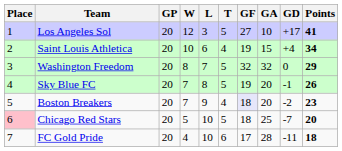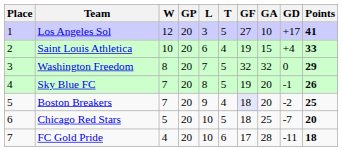columns swapped: (170, 13) <-> (189, 13)
(311, 48) 34 -> (311, 48) 33
(311, 102) 23 -> (311, 102) 25
(10, 119) pink background -> (10, 119) no background
